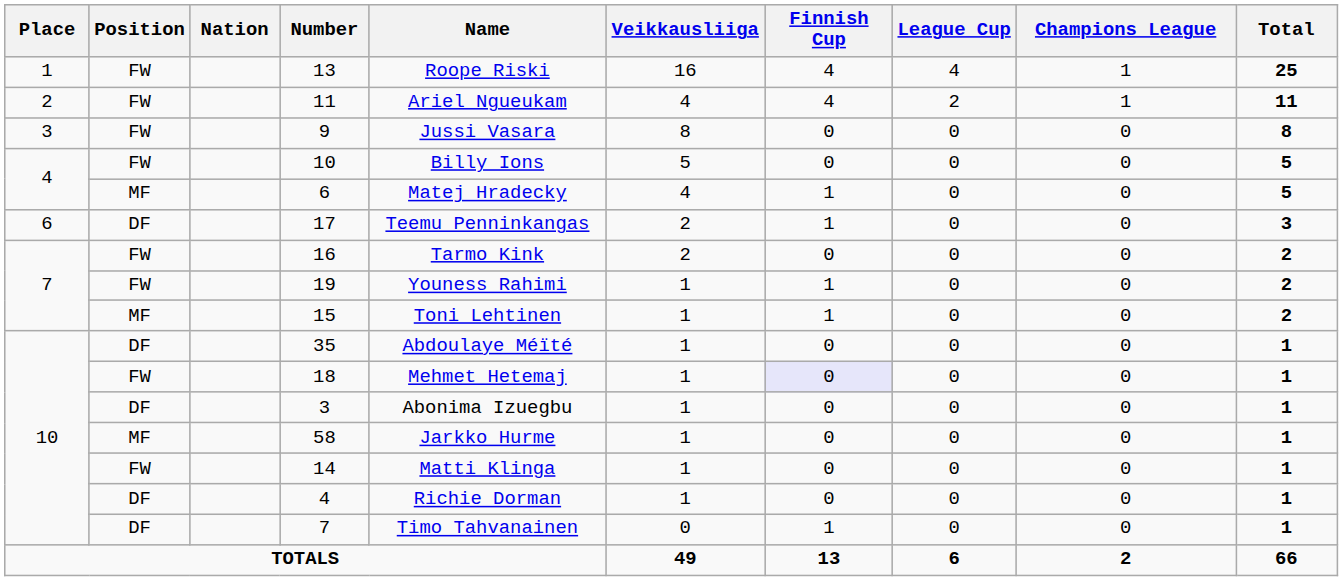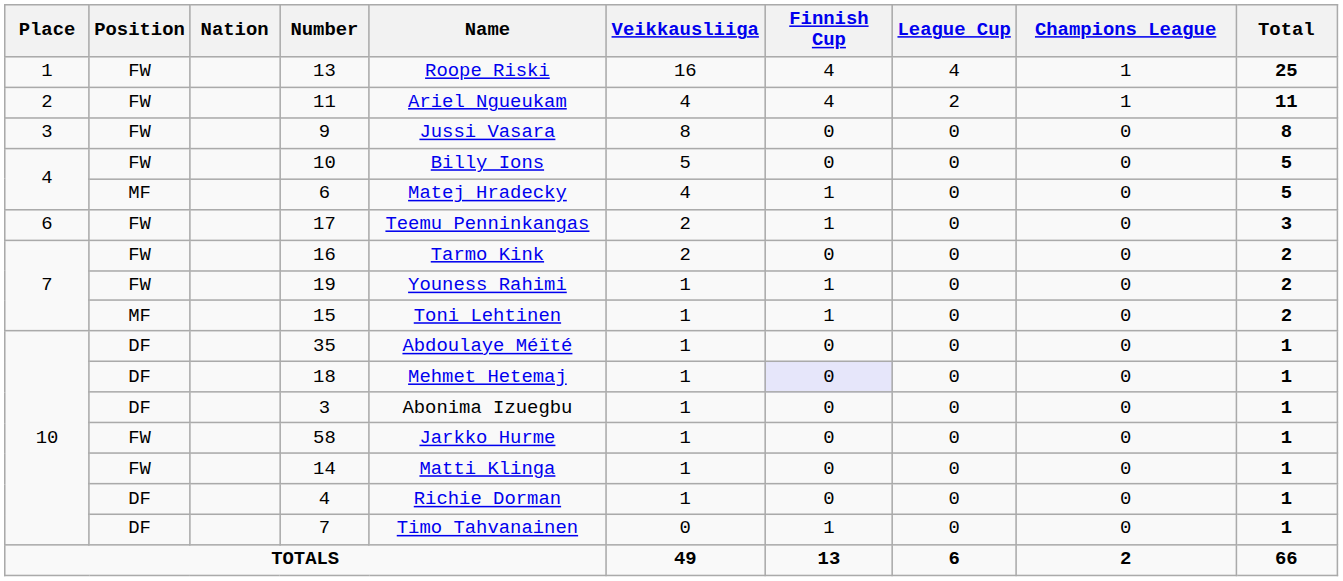(139, 225) DF -> (139, 225) FW
(139, 377) FW -> (139, 377) DF
(139, 438) MF -> (139, 438) FW
